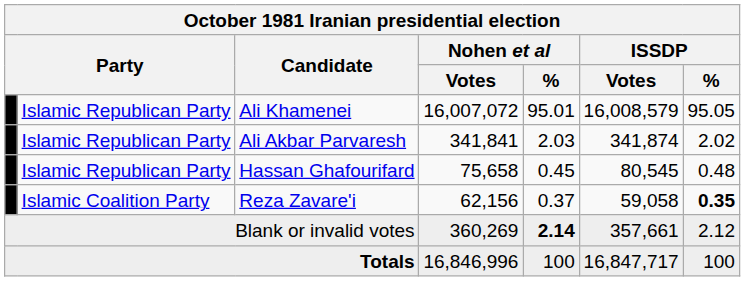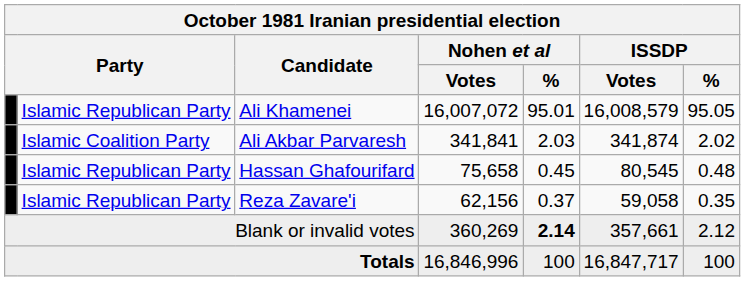(126, 140) Islamic Republican Party -> (116, 140) Islamic Coalition Party
(116, 200) Islamic Coalition Party -> (126, 200) Islamic Republican Party
(716, 200) bold -> (716, 200) normal
